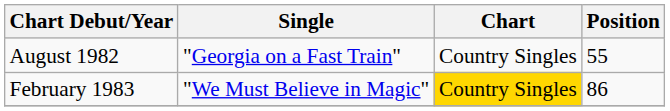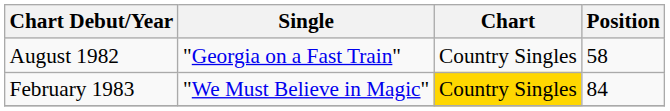(597, 55) 55 -> (597, 55) 58
(597, 88) 86 -> (597, 88) 84
